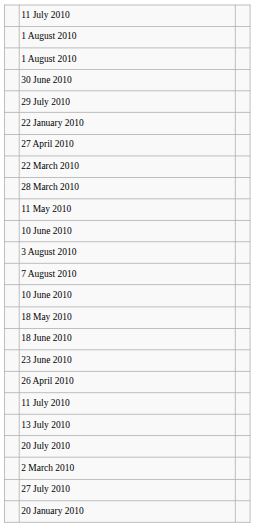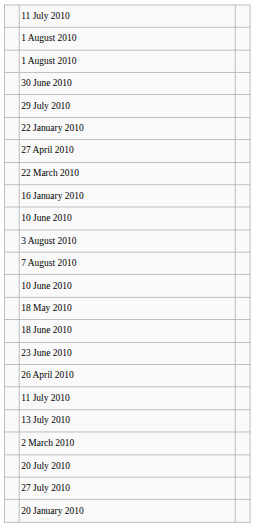- row: (12, 188)
- row: (12, 210)
+ row: (12, 196)
rows swapped: (12, 447) <-> (12, 468)
